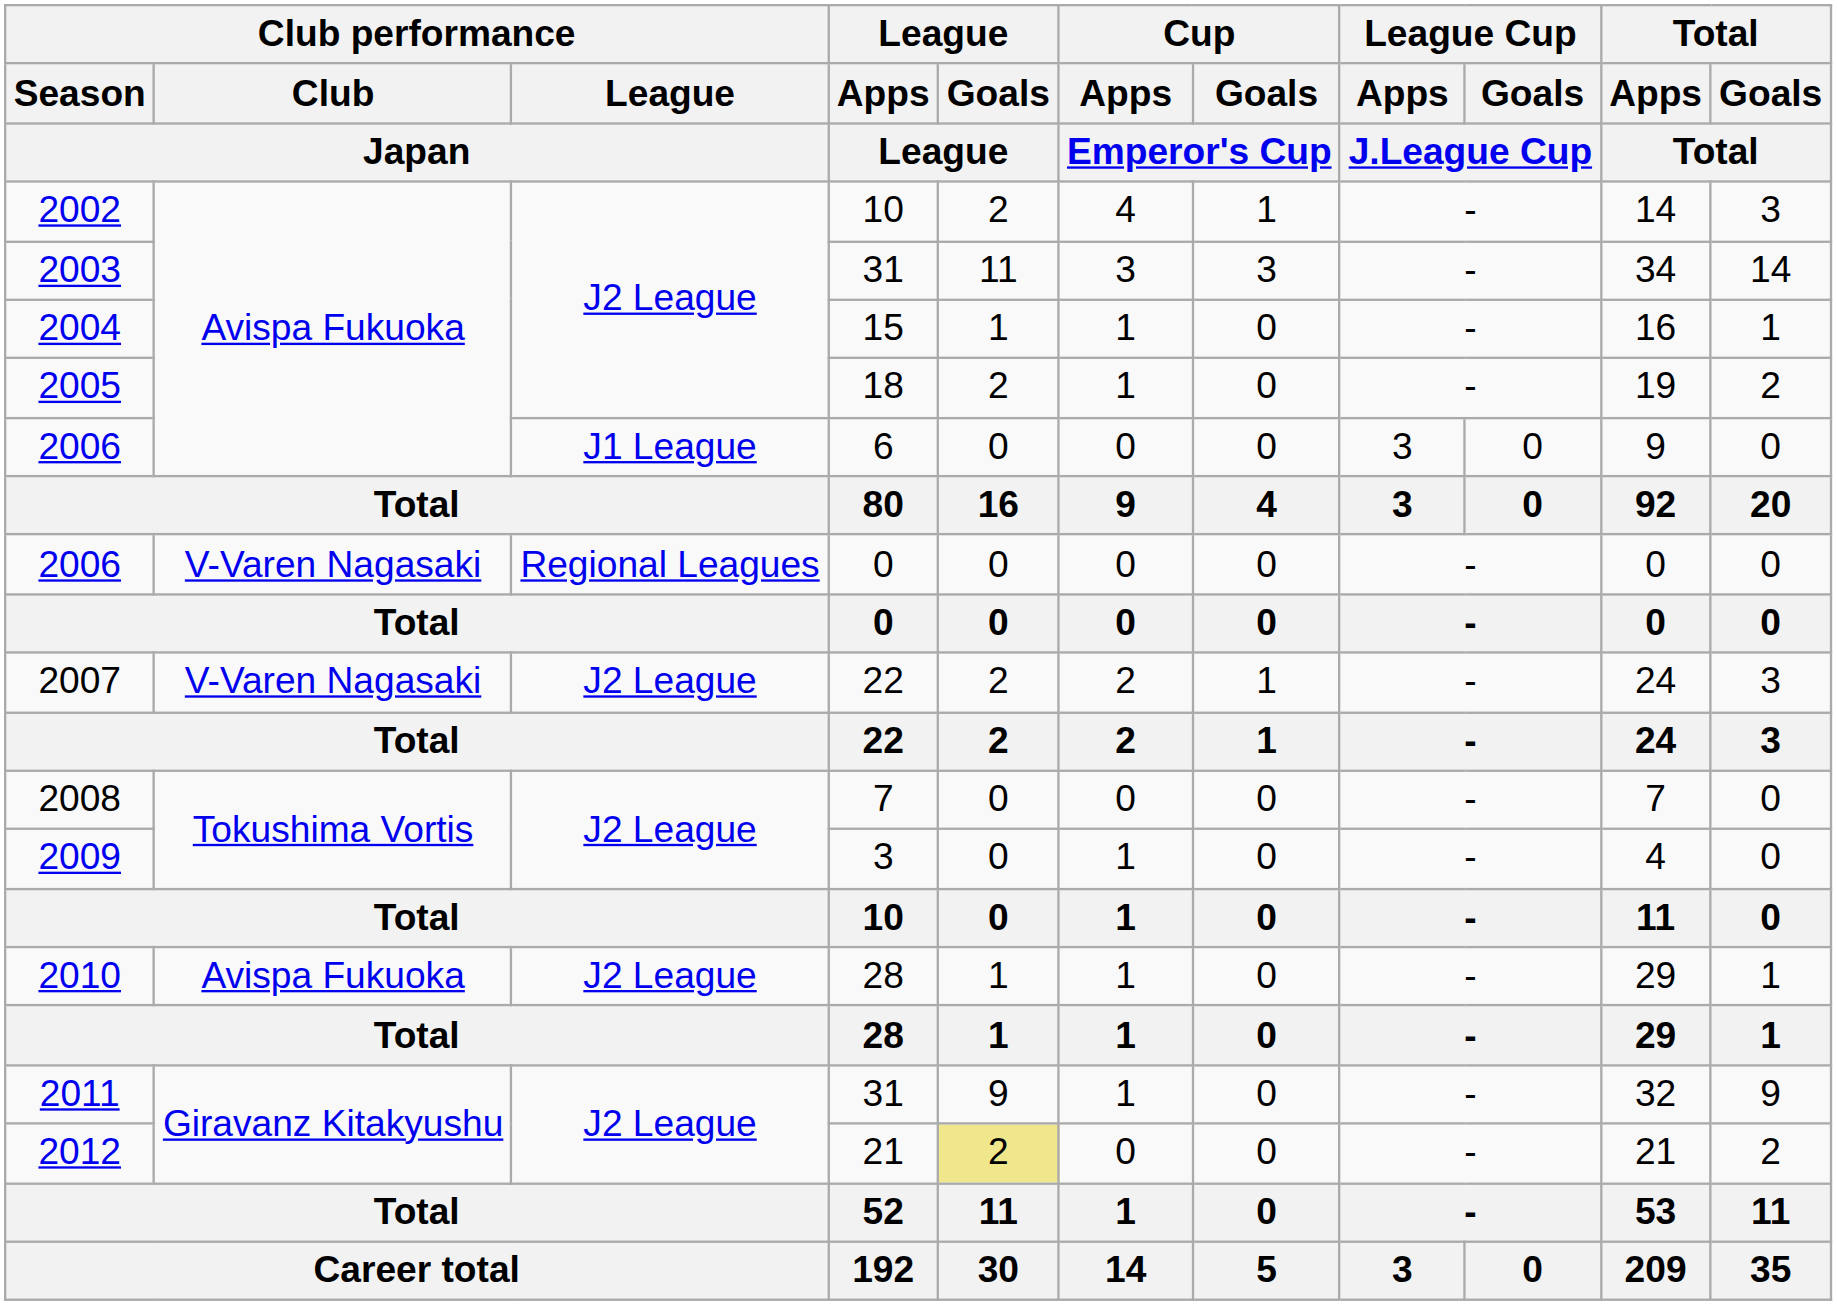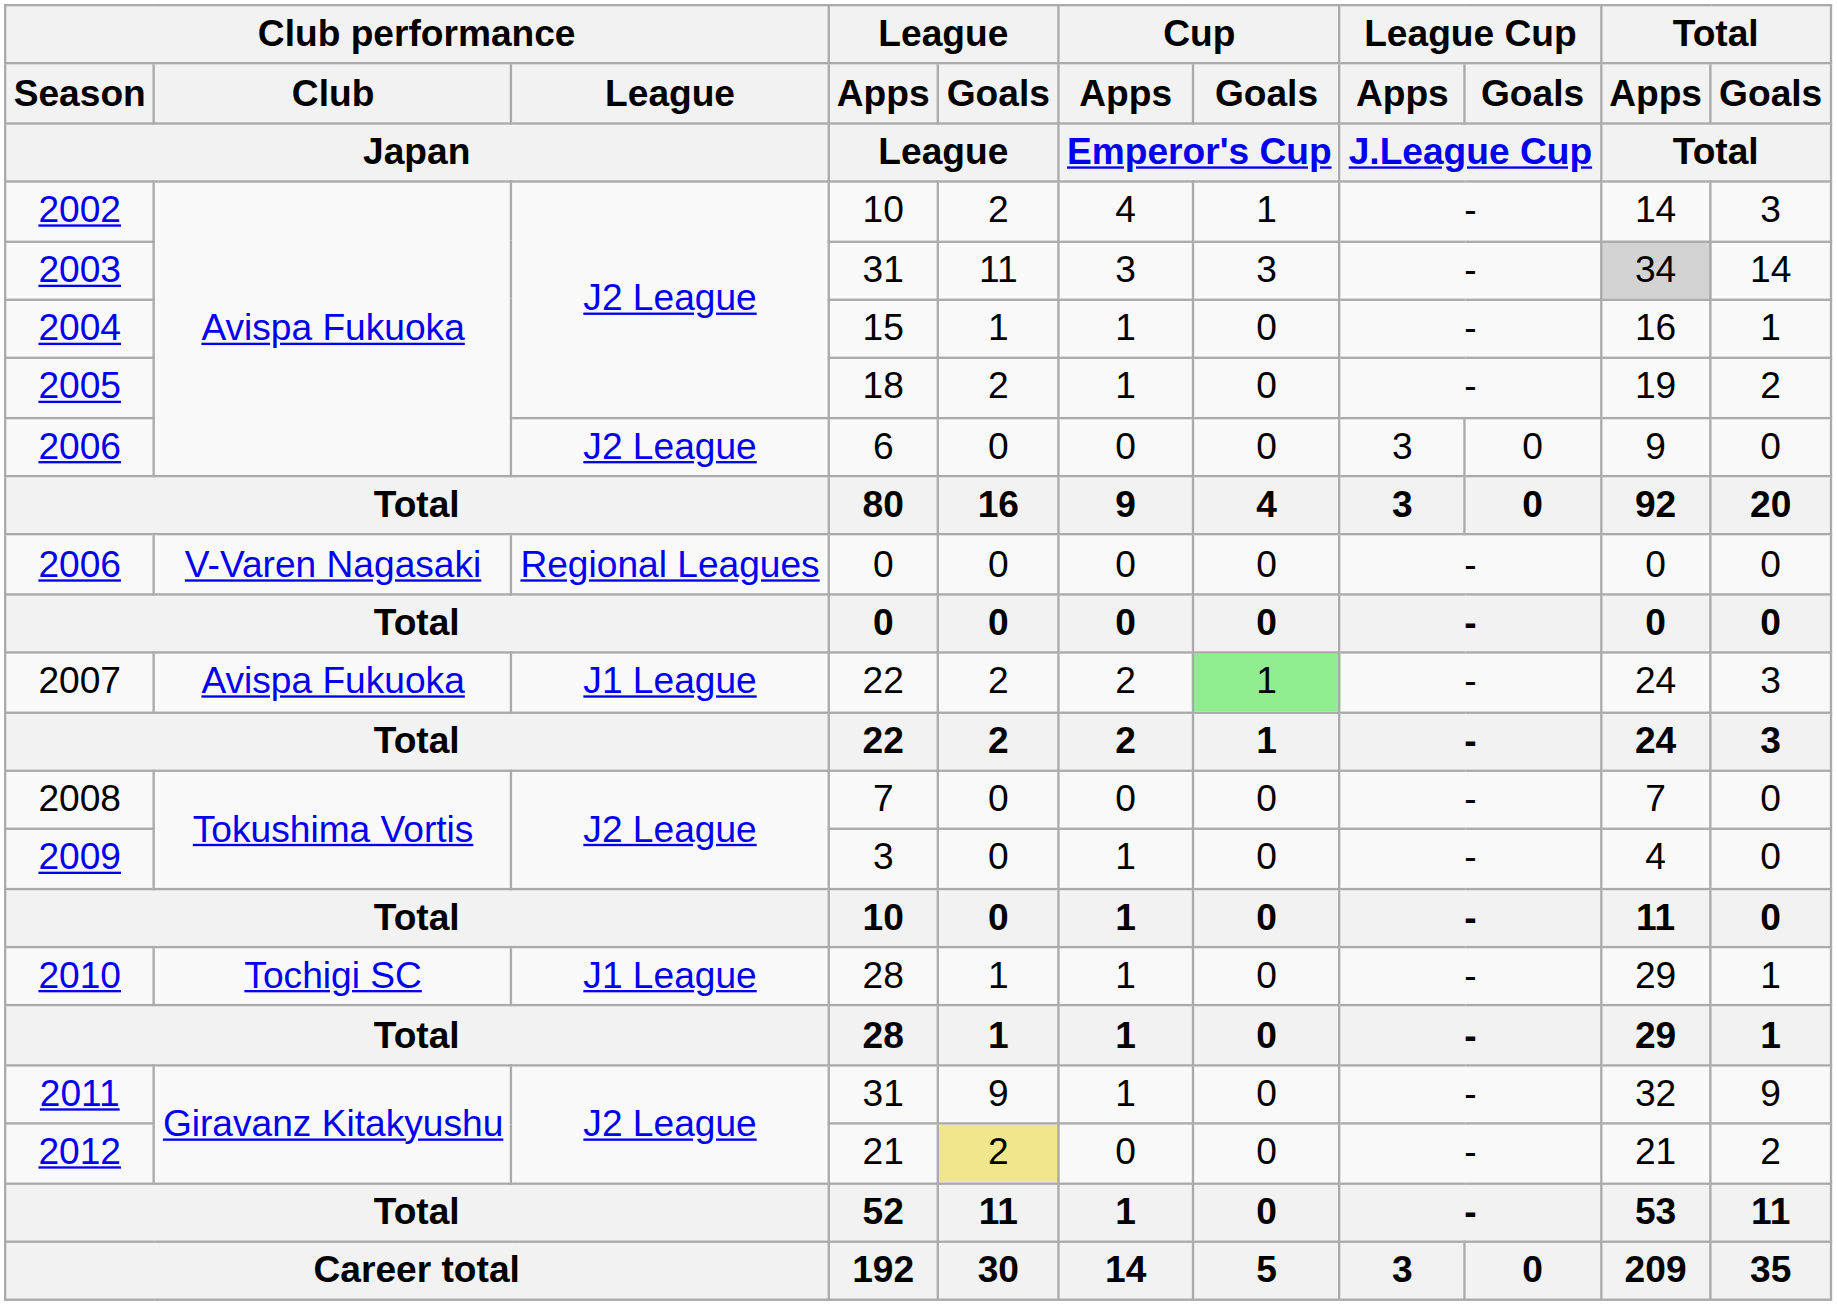(1656, 269) no background -> (1656, 269) lightgrey background
(670, 446) J1 League -> (670, 446) J2 League
(333, 681) V-Varen Nagasaki -> (333, 681) Avispa Fukuoka
(670, 681) J2 League -> (670, 681) J1 League
(1267, 681) no background -> (1267, 681) lightgreen background
(333, 975) Avispa Fukuoka -> (333, 975) Tochigi SC
(670, 975) J2 League -> (670, 975) J1 League
